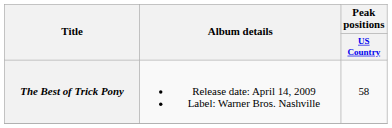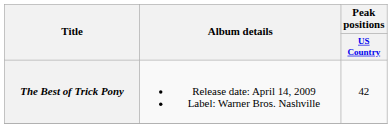(364, 91) 58 -> (364, 91) 42
